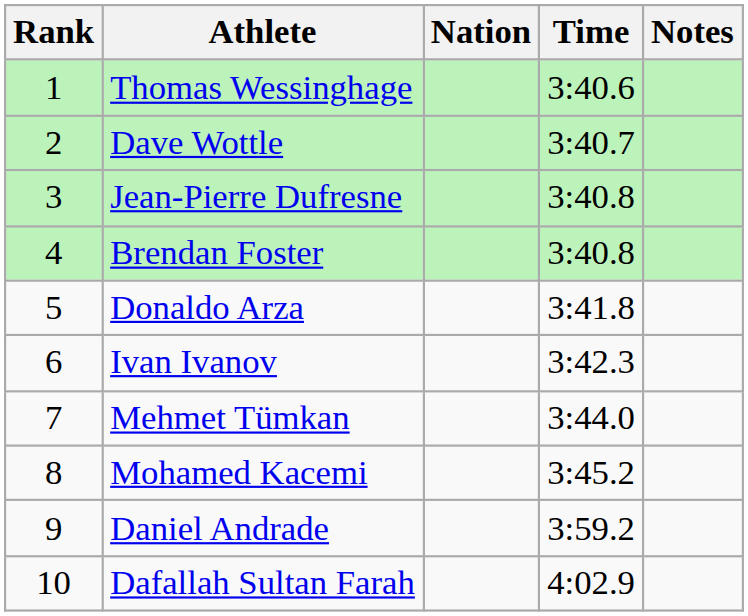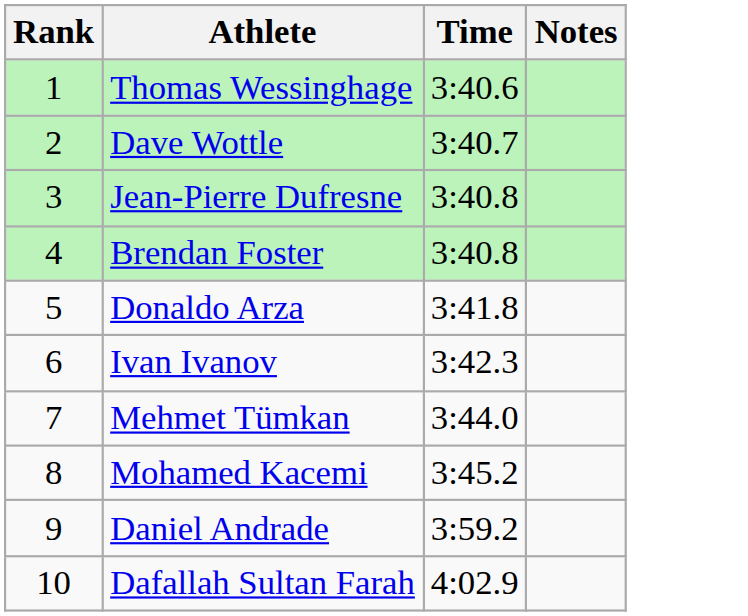- column: (481, 32)
